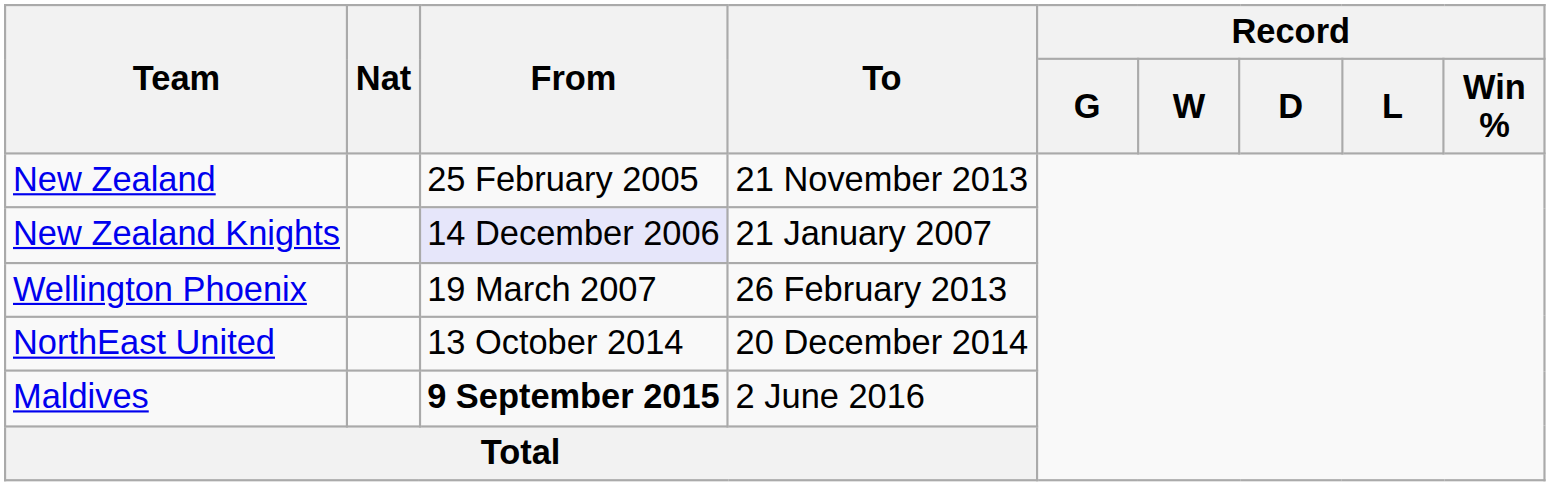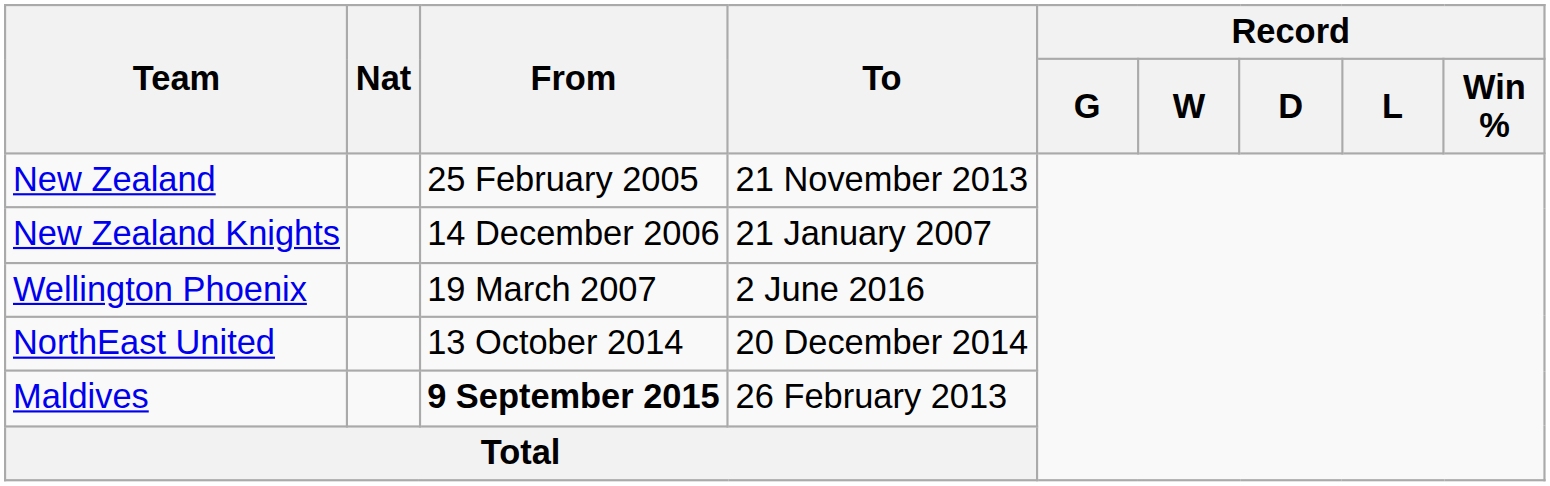(573, 234) lavender background -> (573, 234) no background
(871, 288) 26 February 2013 -> (830, 288) 2 June 2016
(830, 397) 2 June 2016 -> (871, 397) 26 February 2013
